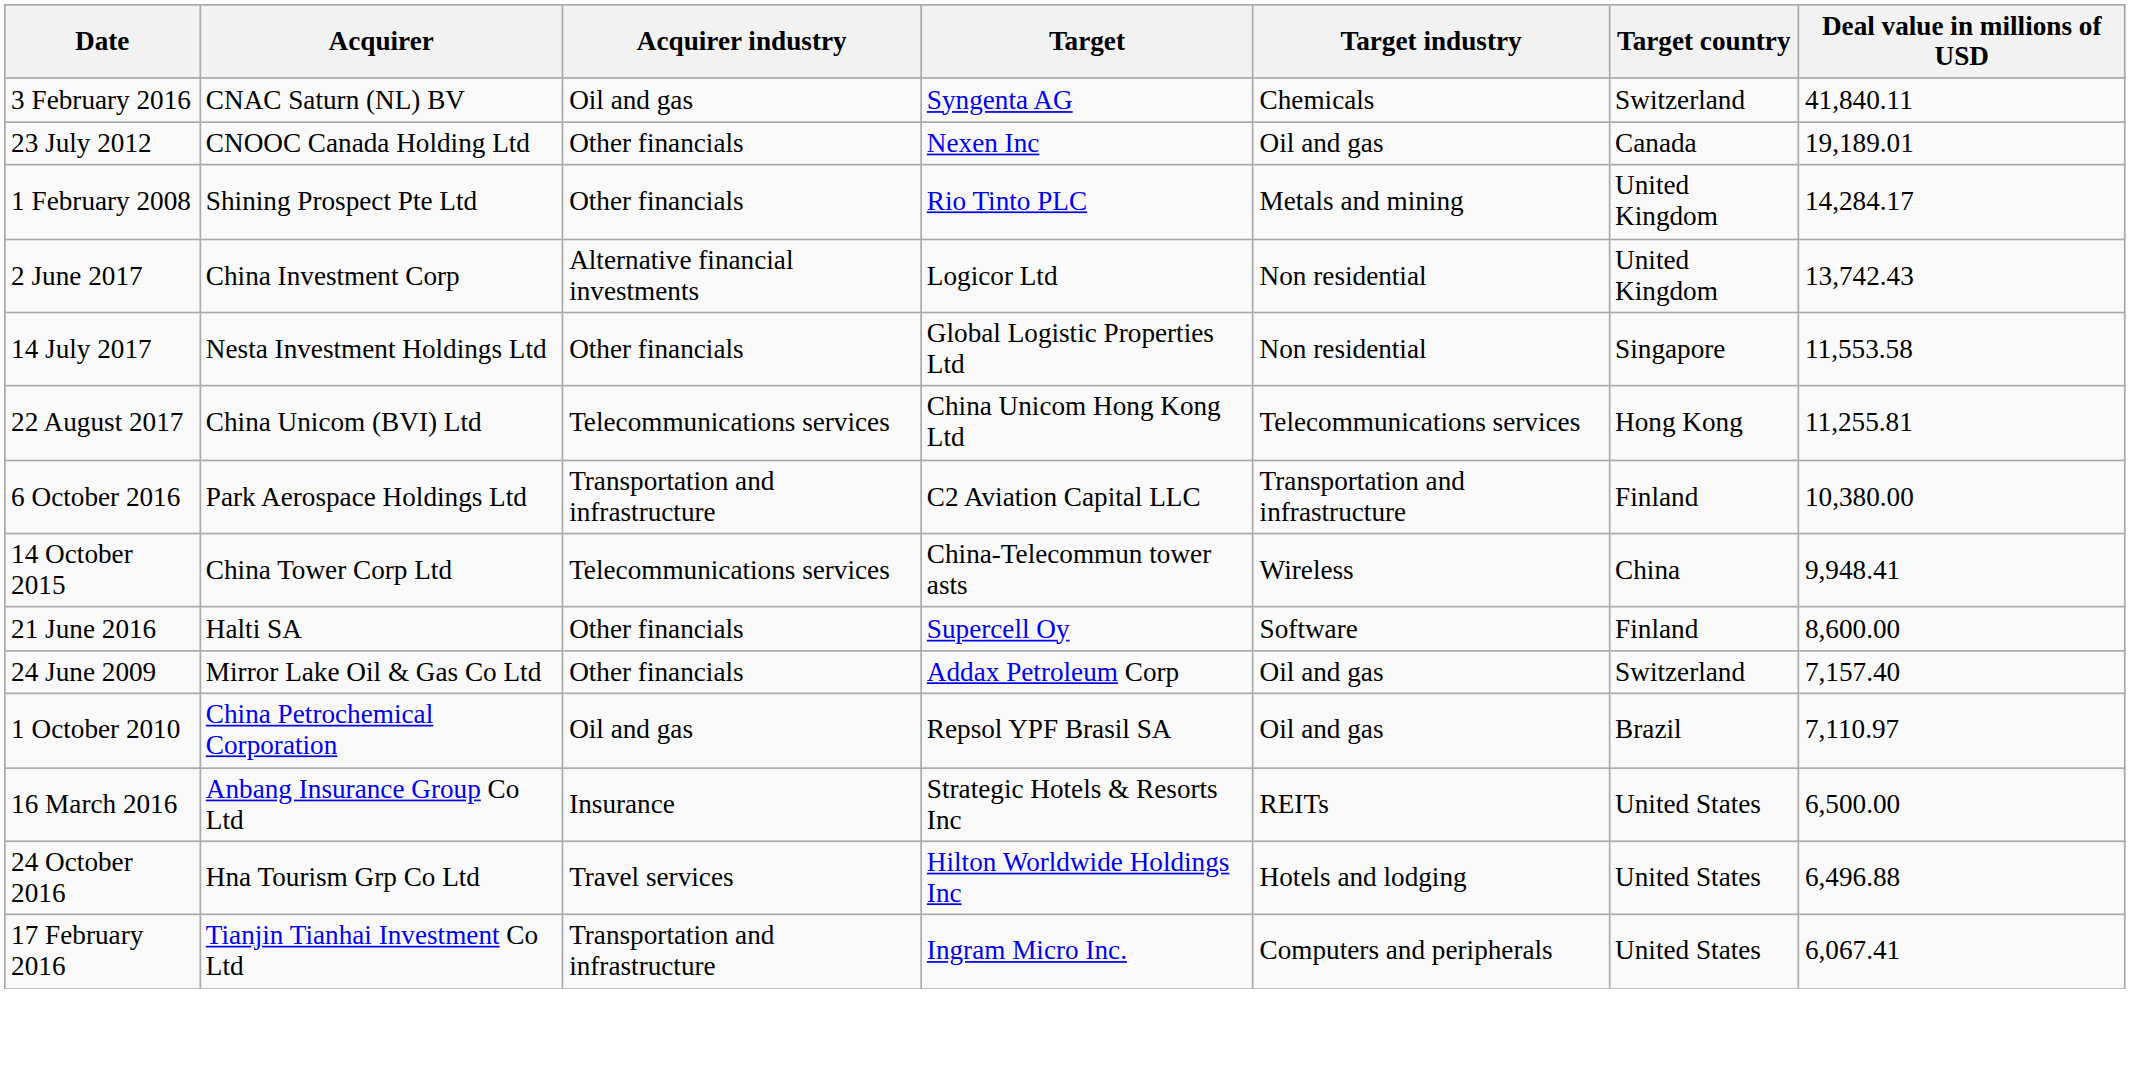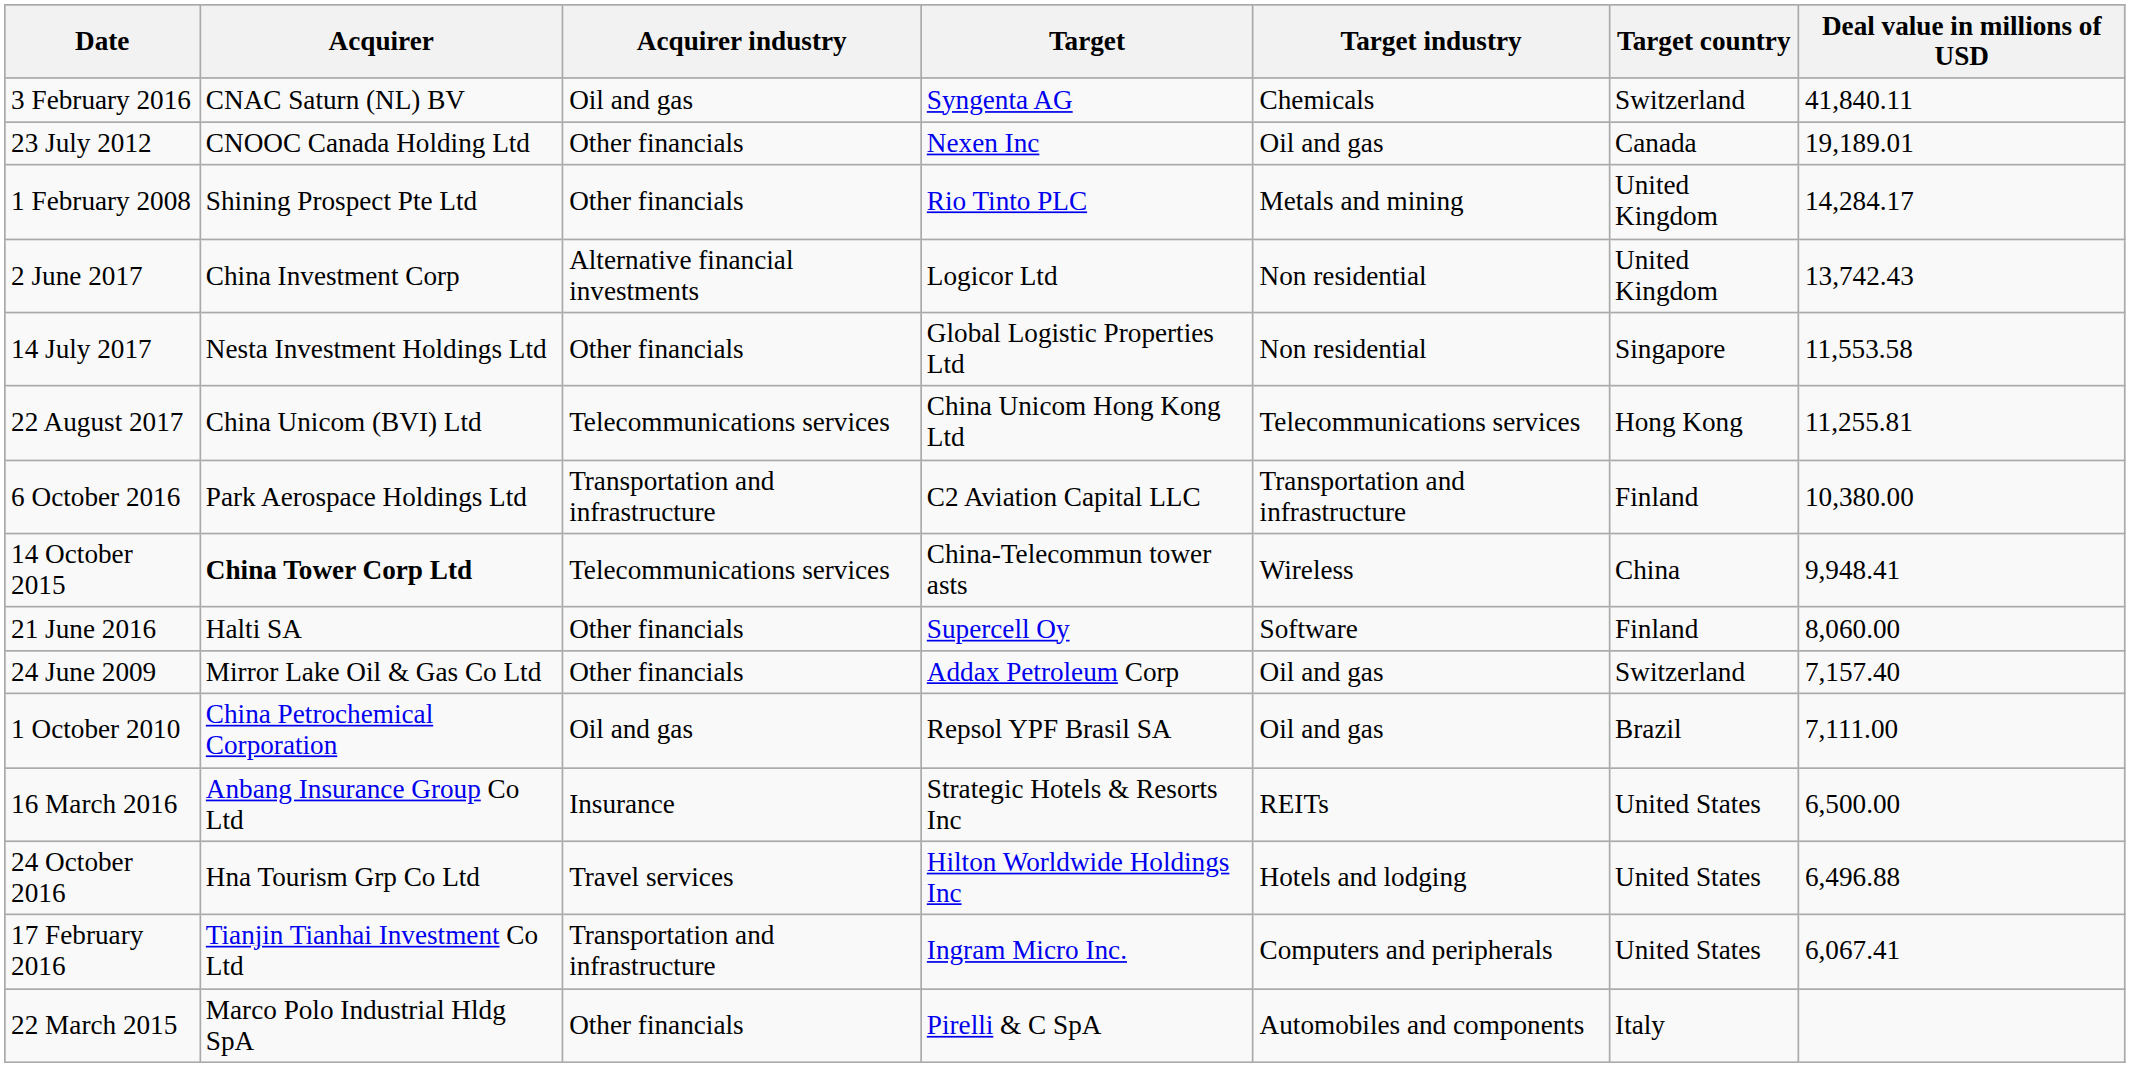(329, 570) normal -> (339, 570) bold
(1853, 628) 8,600.00 -> (1853, 628) 8,060.00
(1852, 730) 7,110.97 -> (1852, 730) 7,111.00
+ row: (94, 1025)
